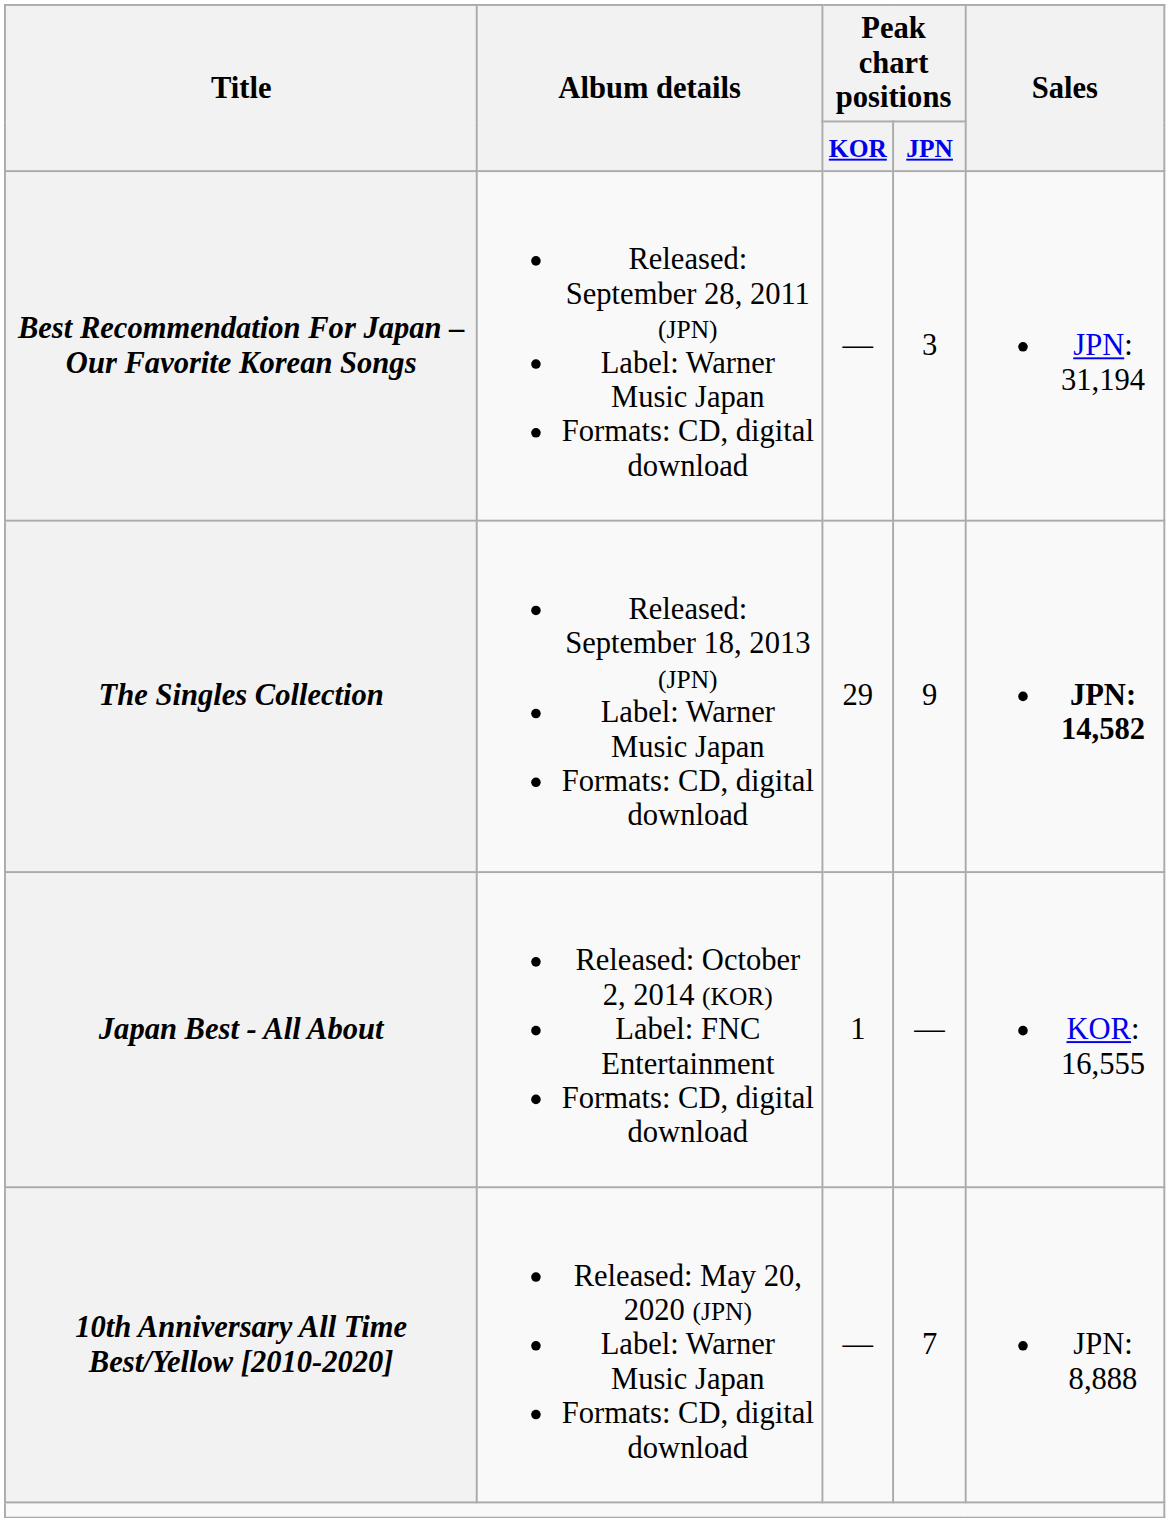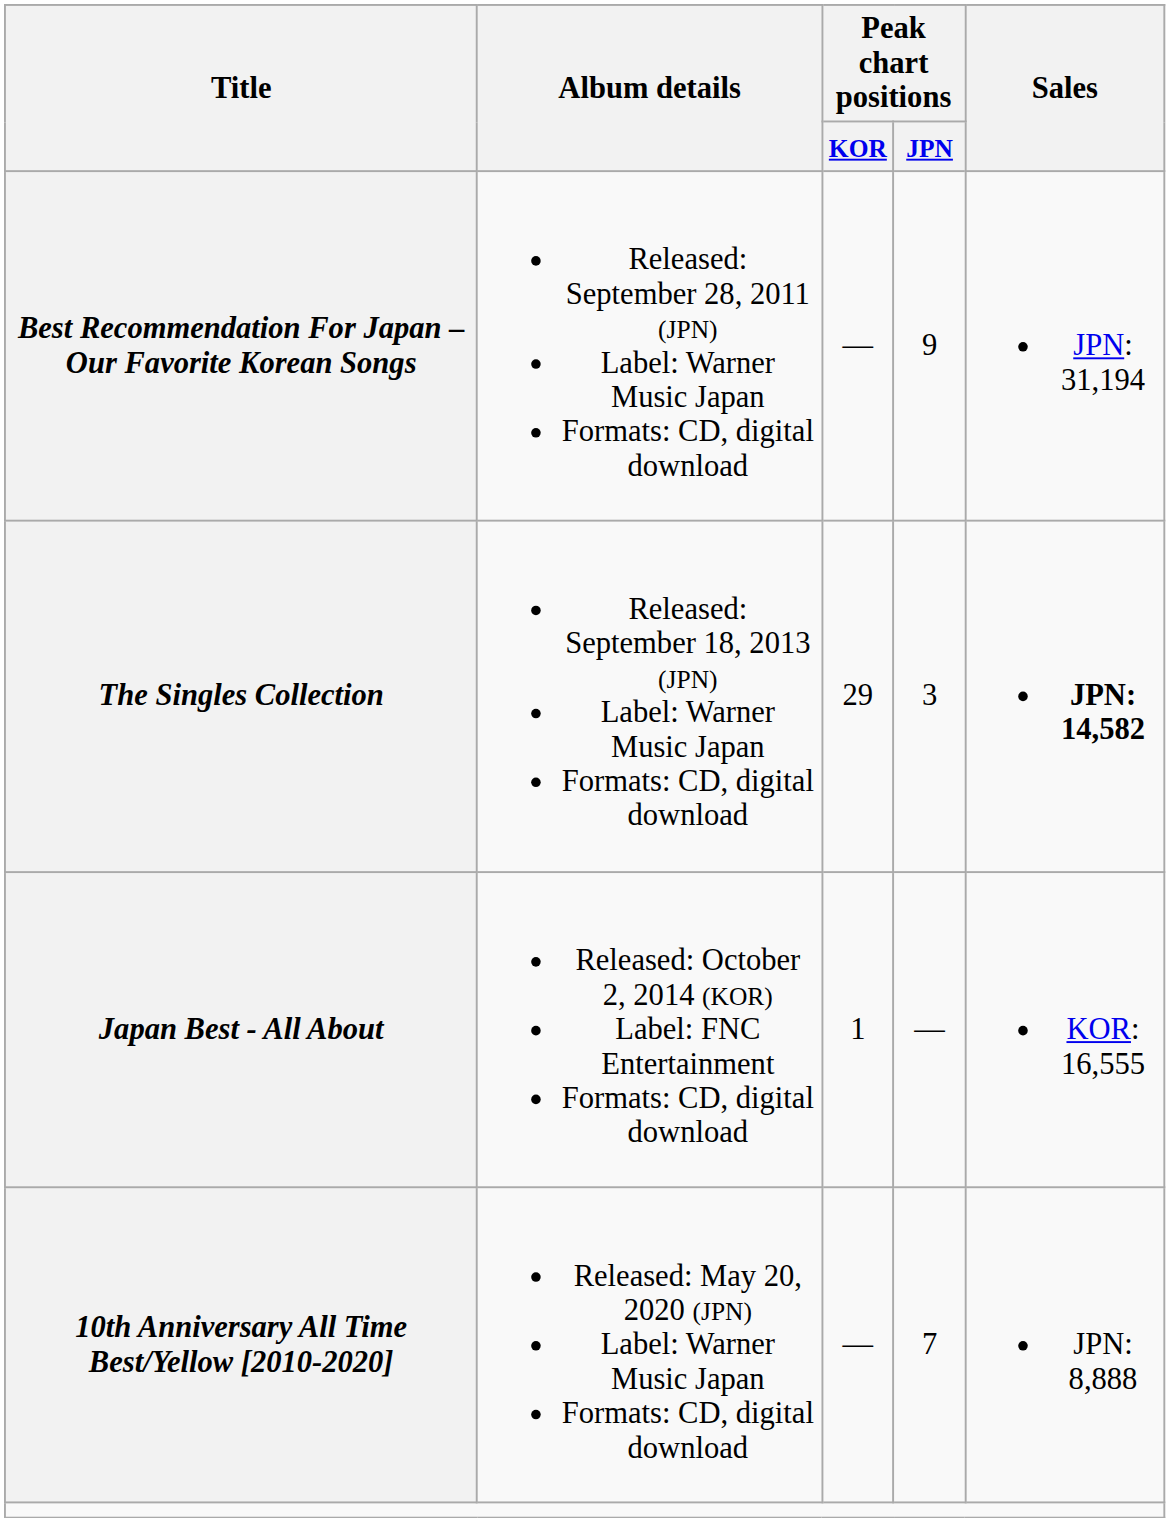(930, 345) 3 -> (930, 345) 9
(930, 695) 9 -> (930, 695) 3
